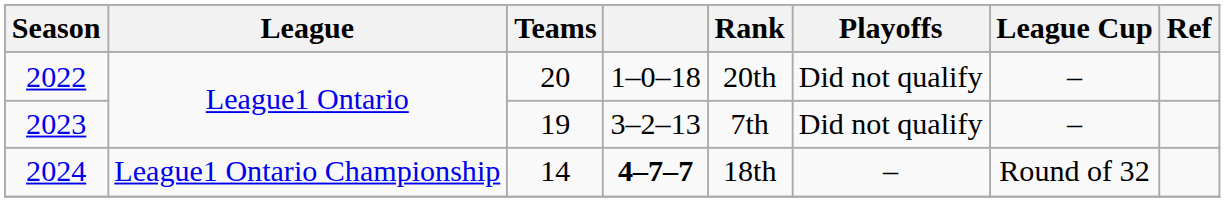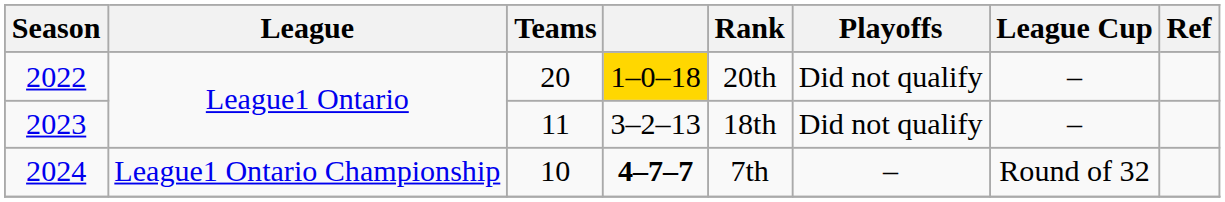(656, 76) no background -> (656, 76) gold background
(555, 123) 19 -> (555, 123) 11
(750, 123) 7th -> (750, 123) 18th
(555, 171) 14 -> (555, 171) 10
(750, 171) 18th -> (750, 171) 7th
